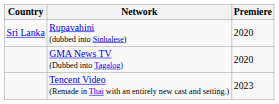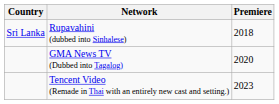(244, 33) 2020 -> (244, 33) 2018
